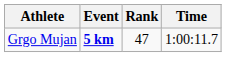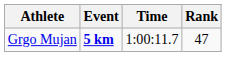columns swapped: (192, 16) <-> (142, 16)
